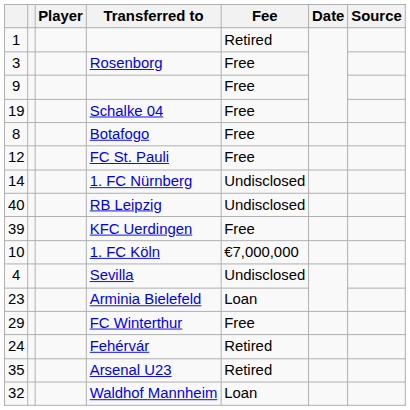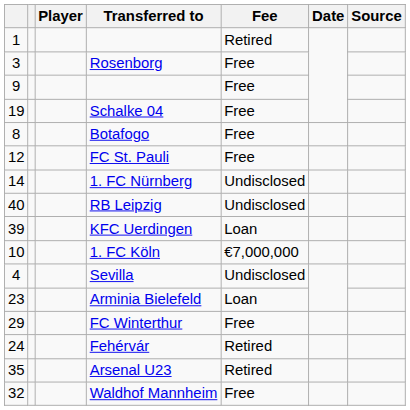(240, 228) Free -> (241, 228) Loan
(241, 393) Loan -> (240, 393) Free
